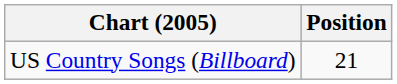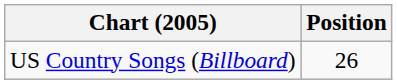(346, 60) 21 -> (346, 60) 26
